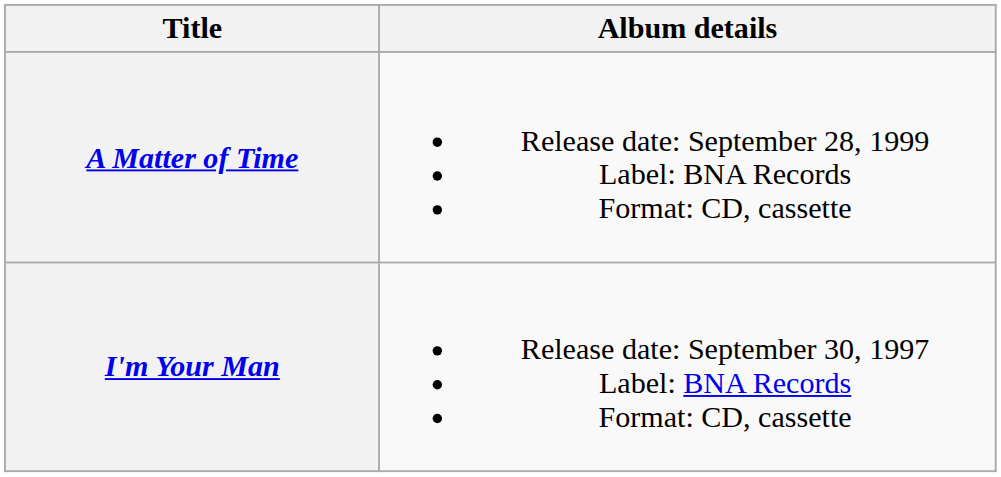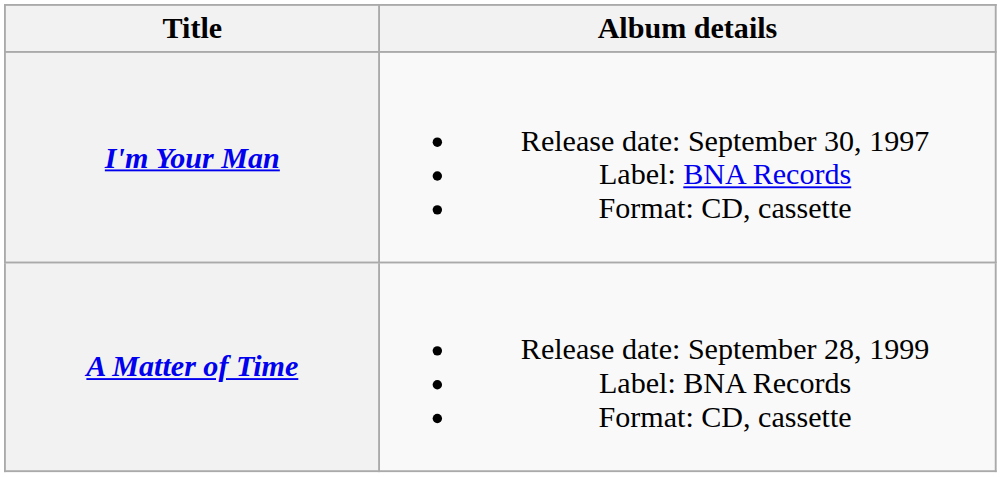rows swapped: (192, 366) <-> (192, 156)
